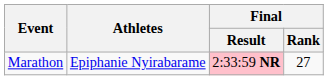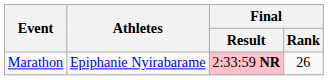(303, 63) 27 -> (303, 63) 26
